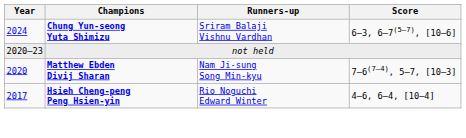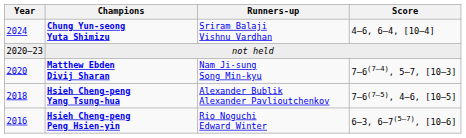(404, 31) 6–3, 6–7(5–7), [10–6] -> (393, 31) 4–6, 6–4, [10–4]
+ row: (89, 95)
(17, 95) 2017 -> (17, 120) 2016
(393, 95) 4–6, 6–4, [10–4] -> (404, 120) 6–3, 6–7(5–7), [10–6]
